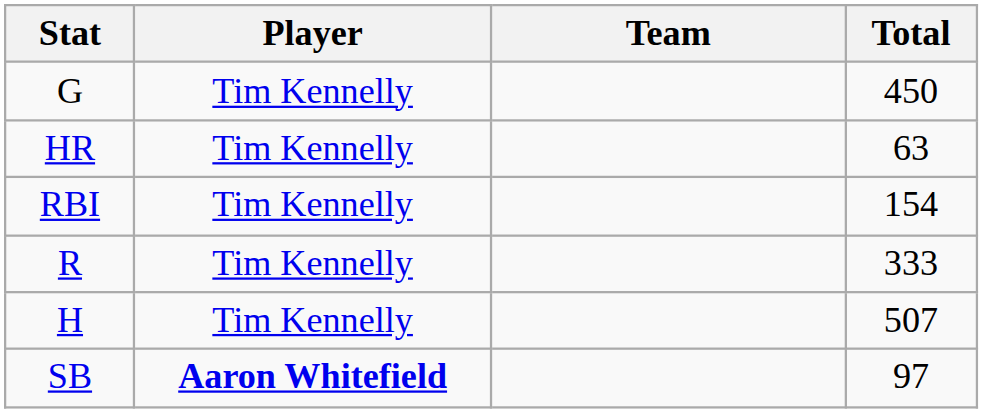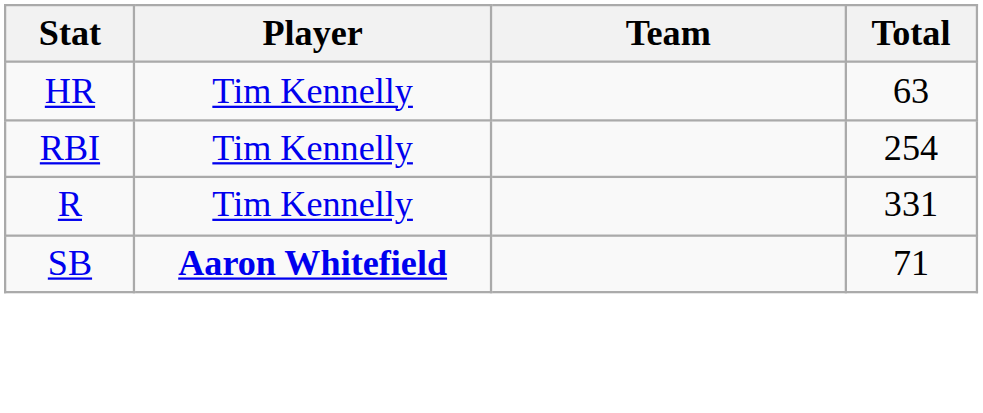- row: (70, 90)
(911, 205) 154 -> (911, 147) 254
(911, 262) 333 -> (911, 205) 331
- row: (70, 319)
(911, 377) 97 -> (911, 262) 71
